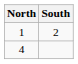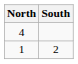rows swapped: (21, 31) <-> (21, 49)
